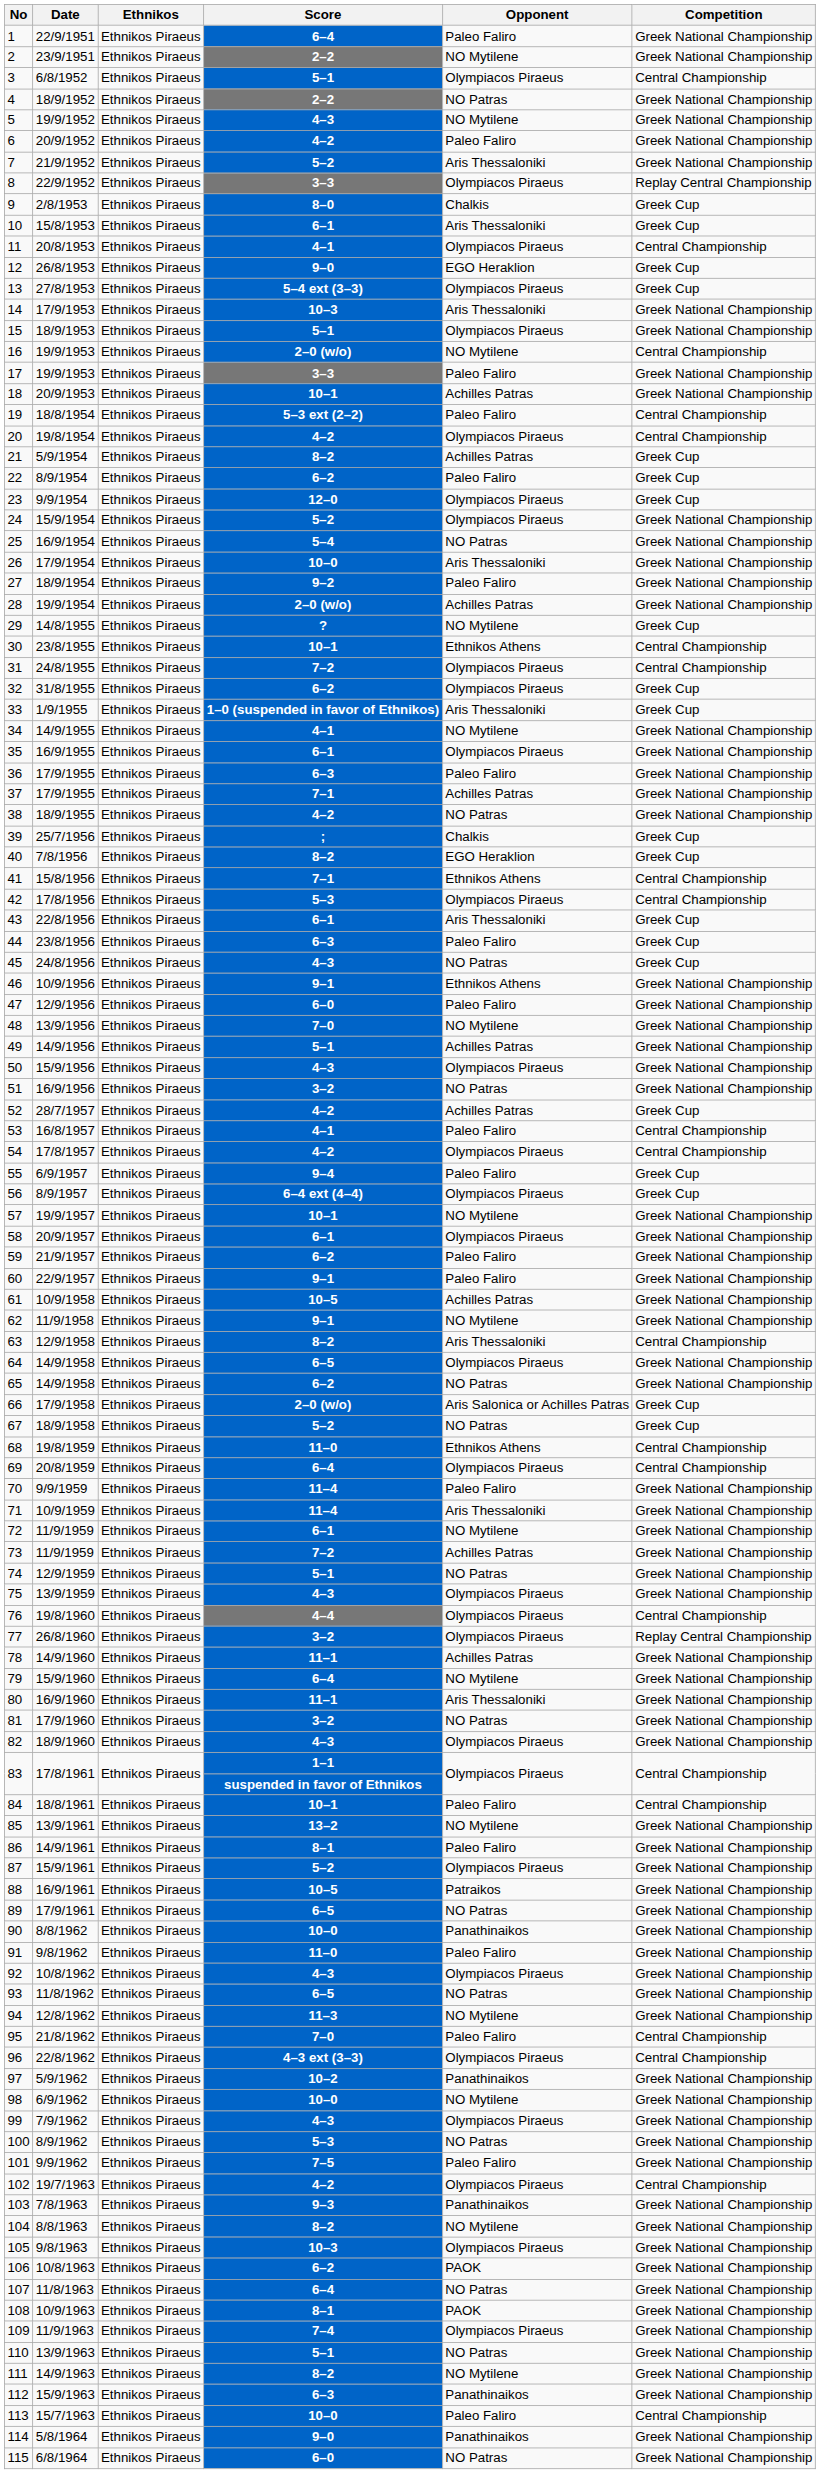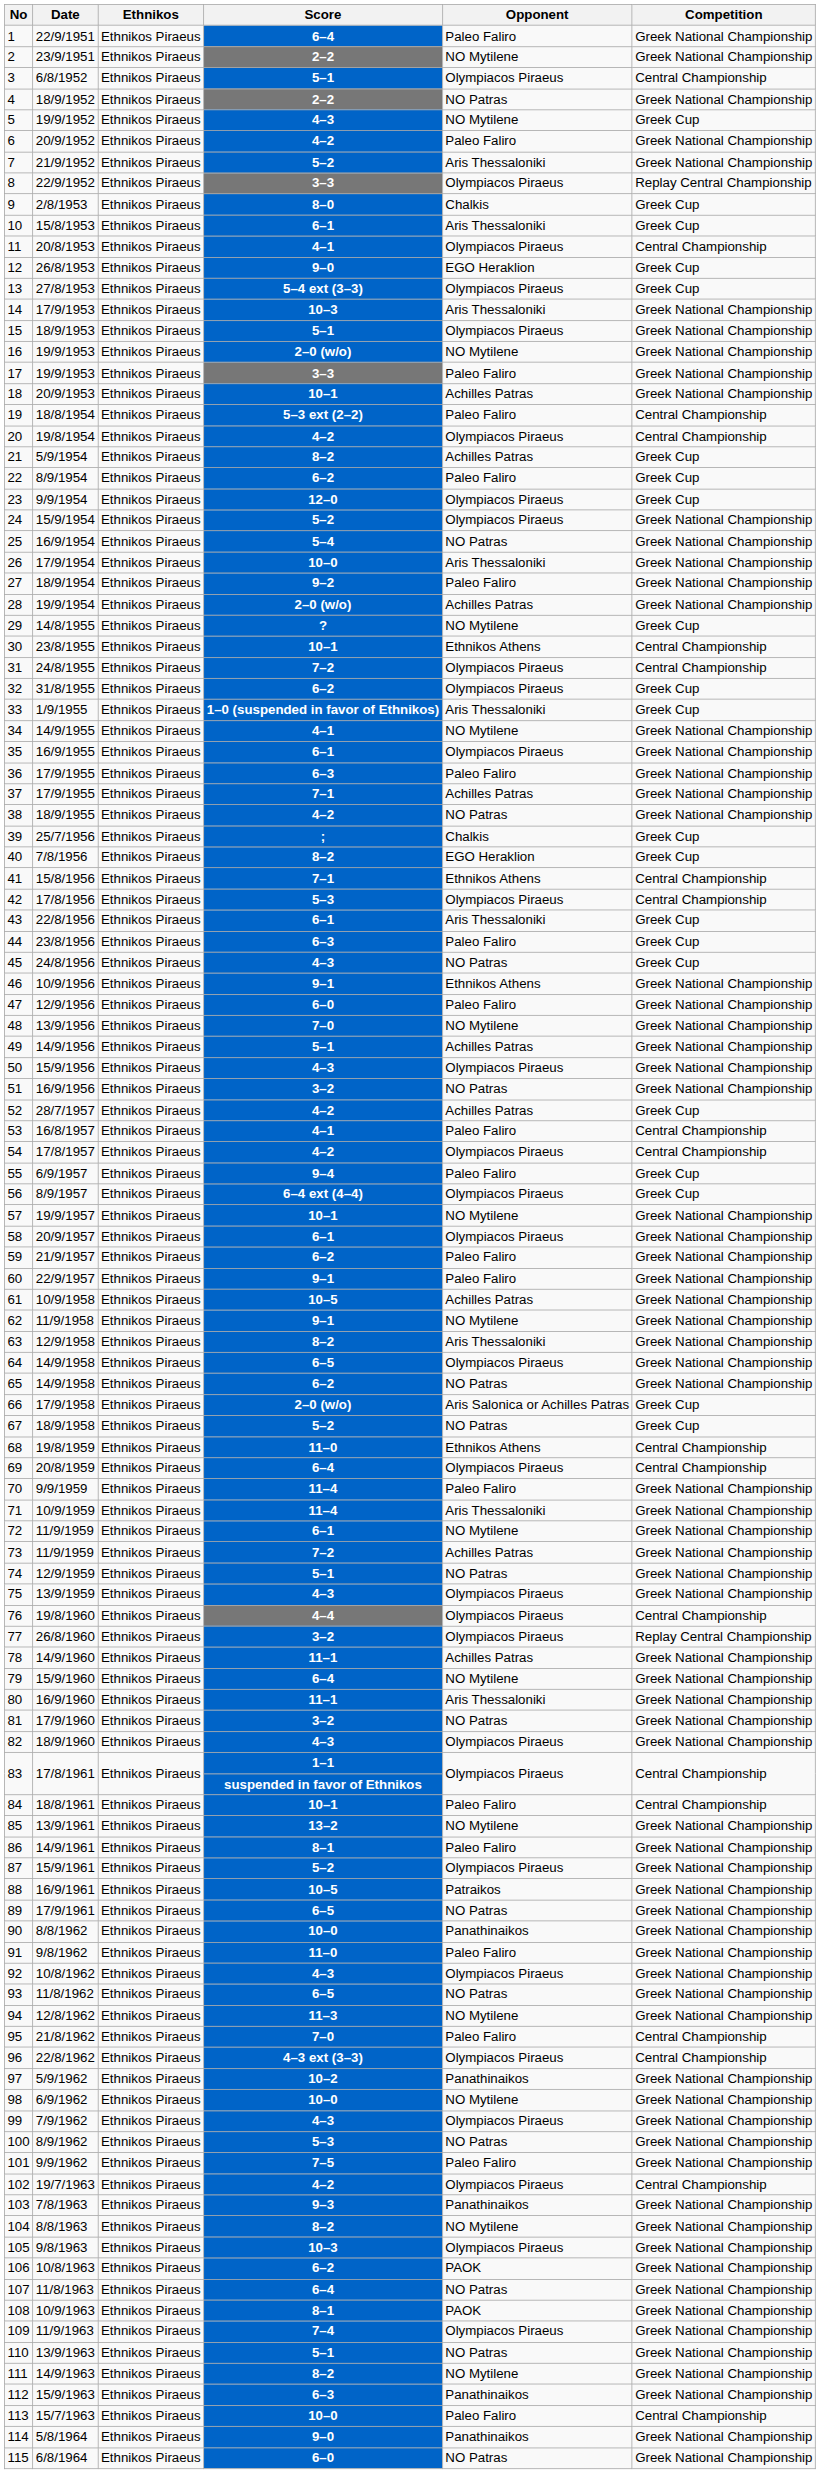(724, 120) Greek National Championship -> (667, 120) Greek Cup
(701, 352) Central Championship -> (724, 352) Greek National Championship
(701, 1341) Central Championship -> (724, 1341) Greek National Championship
